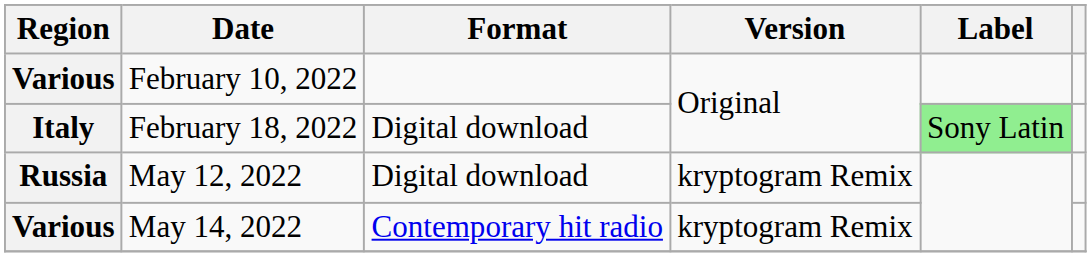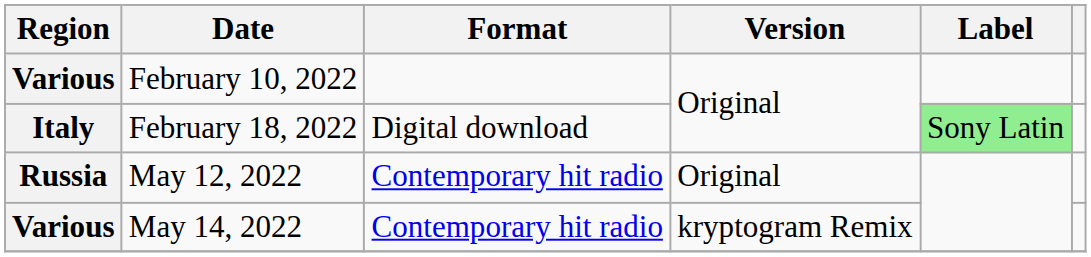(480, 176) Digital download -> (517, 176) Contemporary hit radio
(795, 176) kryptogram Remix -> (729, 176) Original
